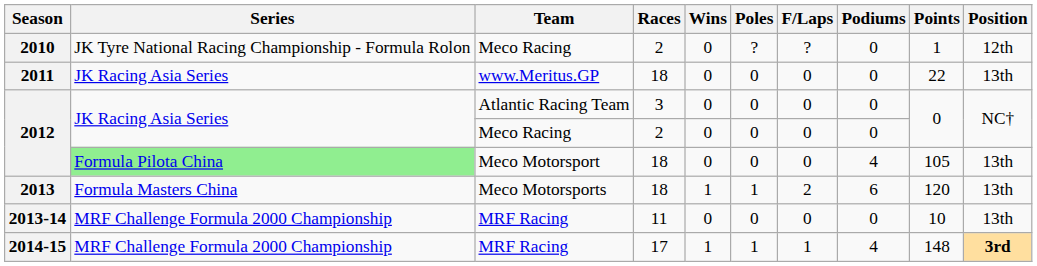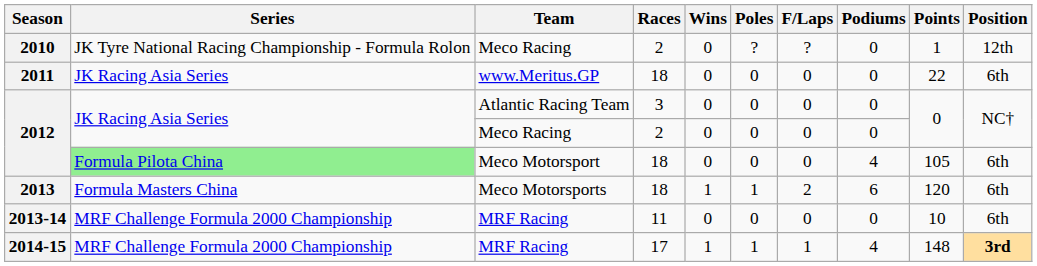(998, 76) 13th -> (998, 76) 6th
(998, 161) 13th -> (998, 161) 6th
(998, 190) 13th -> (998, 190) 6th
(998, 218) 13th -> (998, 218) 6th
